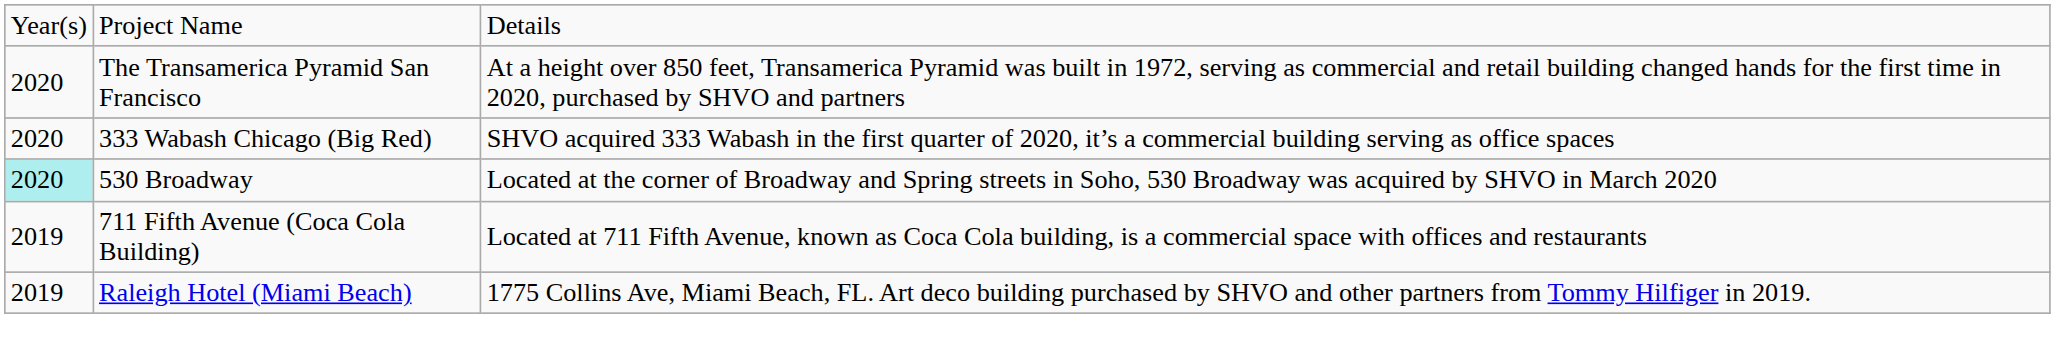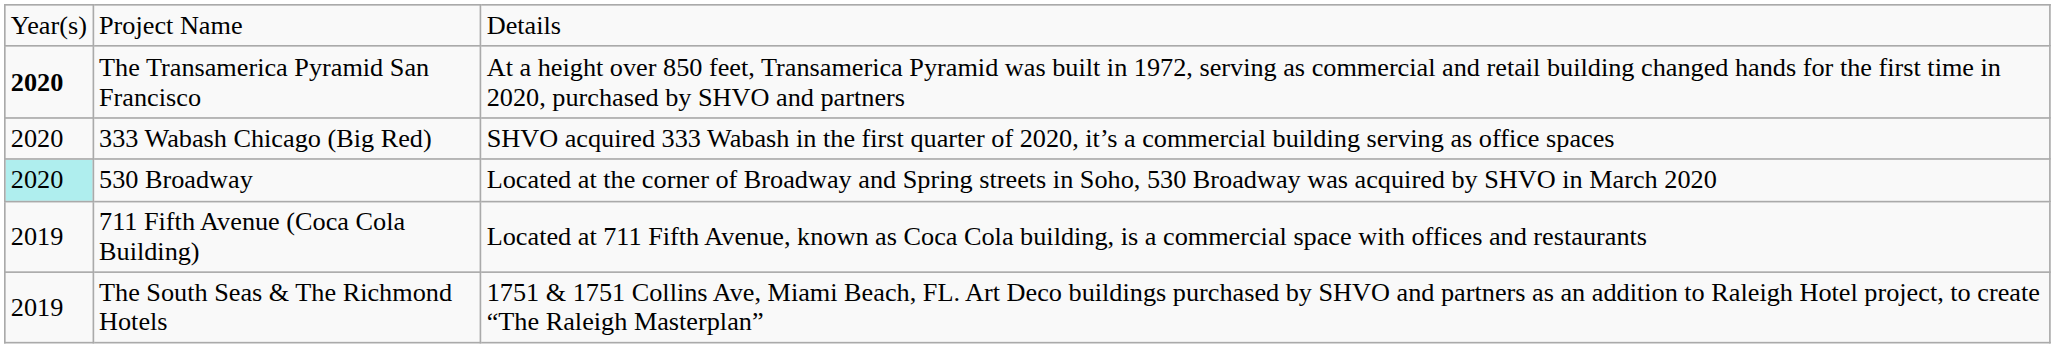(37, 81) normal -> (37, 81) bold
+ row: (276, 307)
- row: (255, 292)
